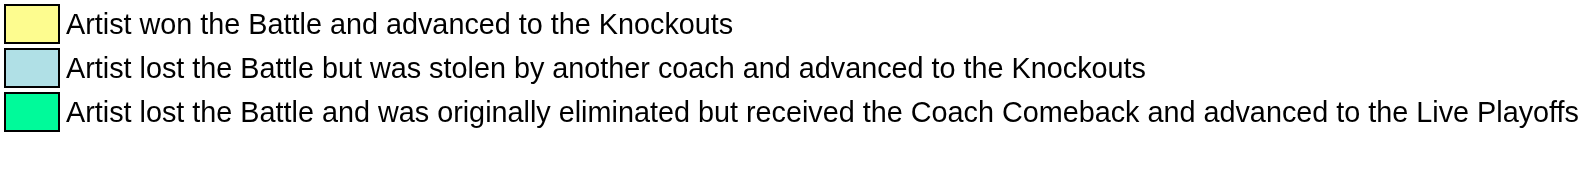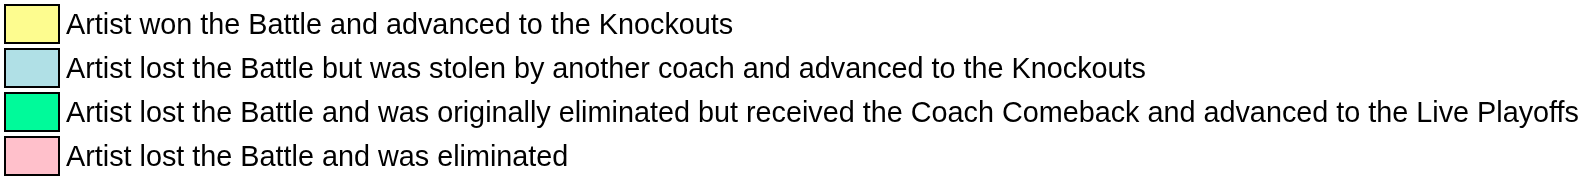+ row: (317, 156)
